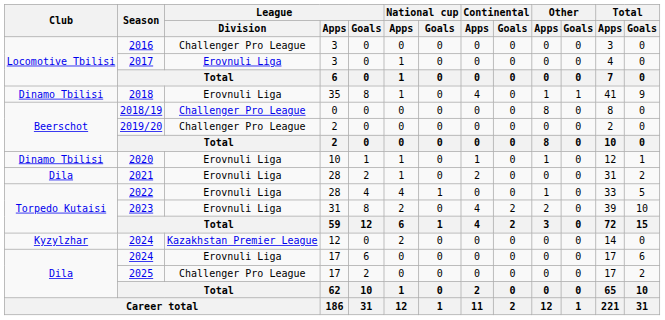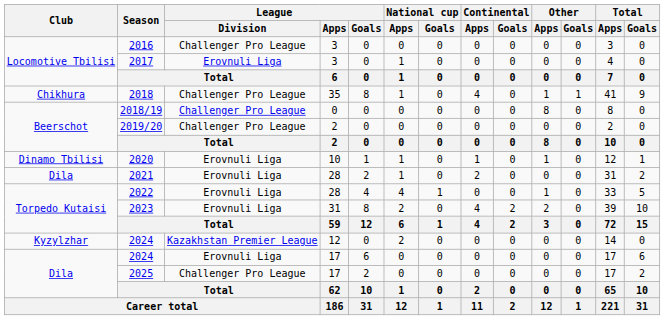(61, 94) Dinamo Tbilisi -> (61, 94) Chikhura
(242, 94) Erovnuli Liga -> (242, 94) Challenger Pro League
